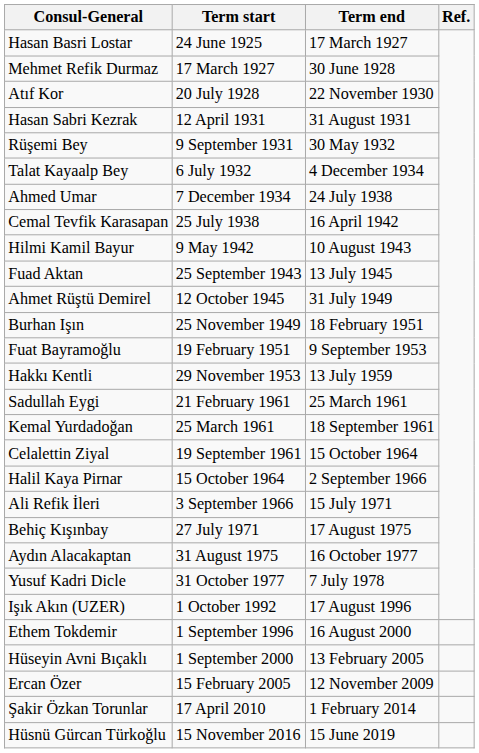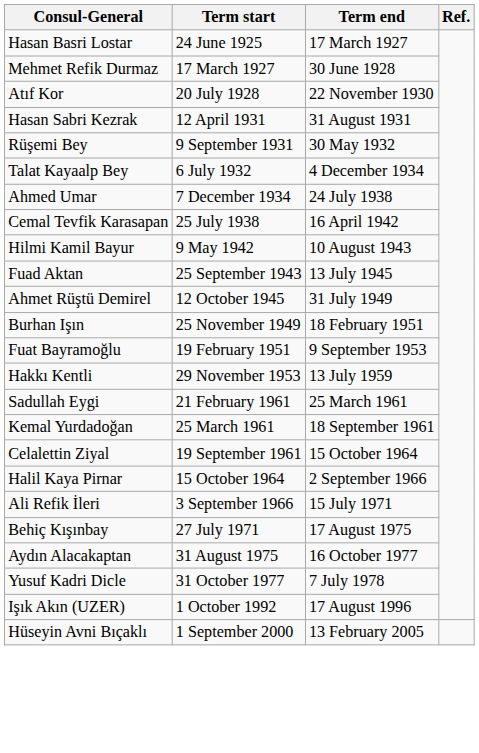- row: (62, 632)
- row: (45, 683)
- row: (78, 709)
- row: (87, 734)
